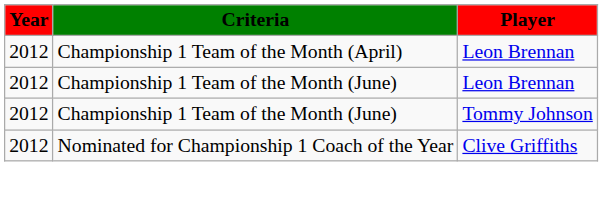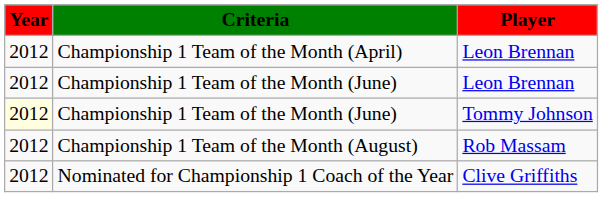(29, 113) no background -> (29, 113) lightyellow background
+ row: (238, 144)
